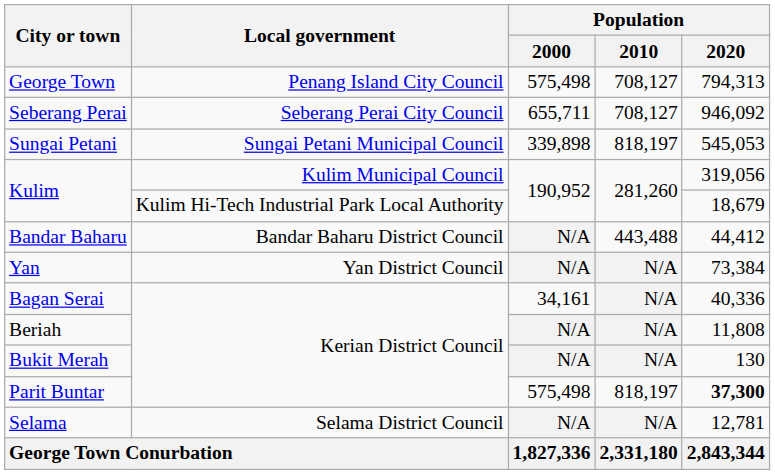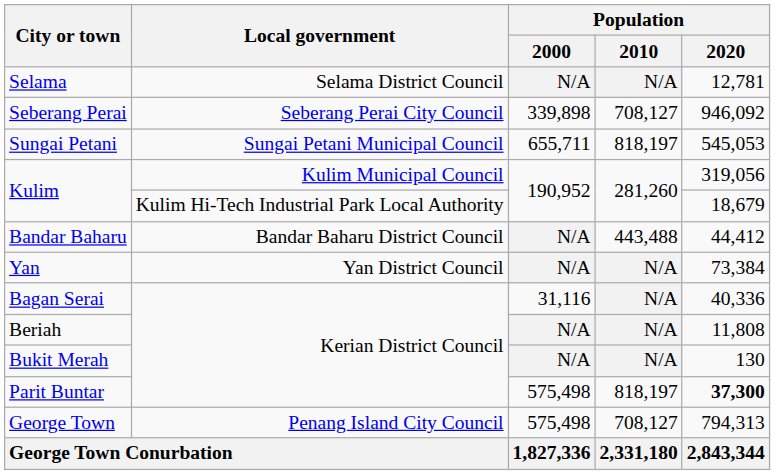rows swapped: (62, 81) <-> (38, 422)
(559, 112) 655,711 -> (559, 112) 339,898
(559, 143) 339,898 -> (559, 143) 655,711
(564, 298) 34,161 -> (564, 298) 31,116
